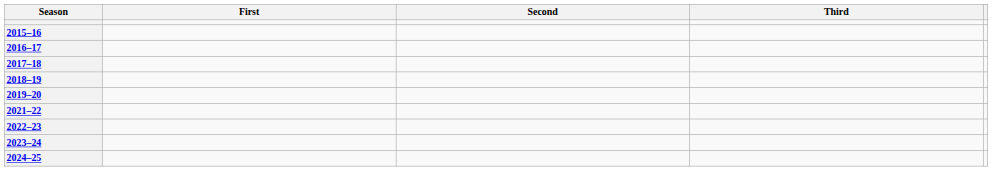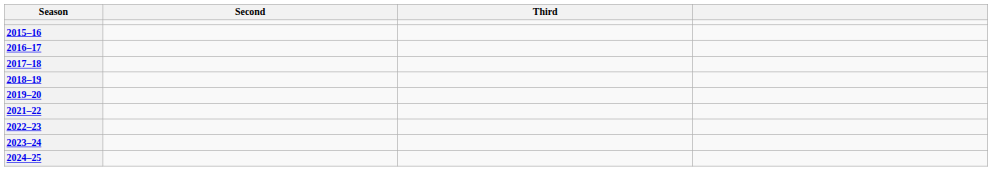- column: (249, 12)
